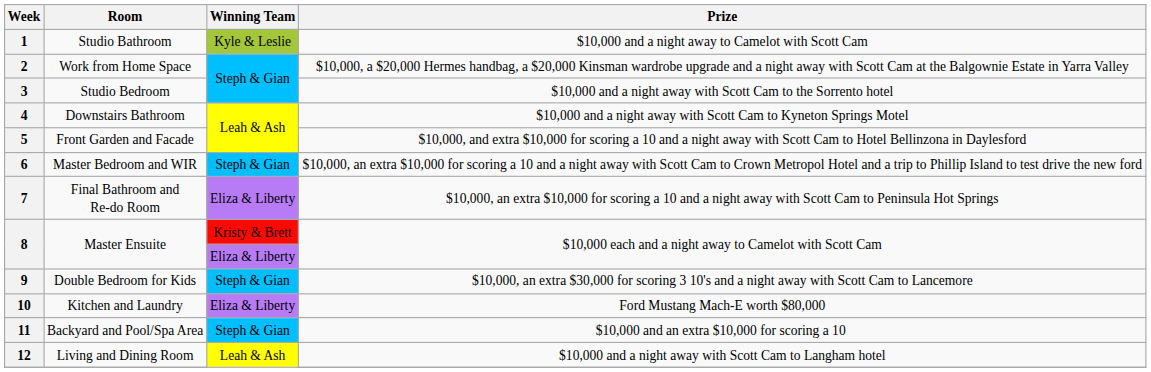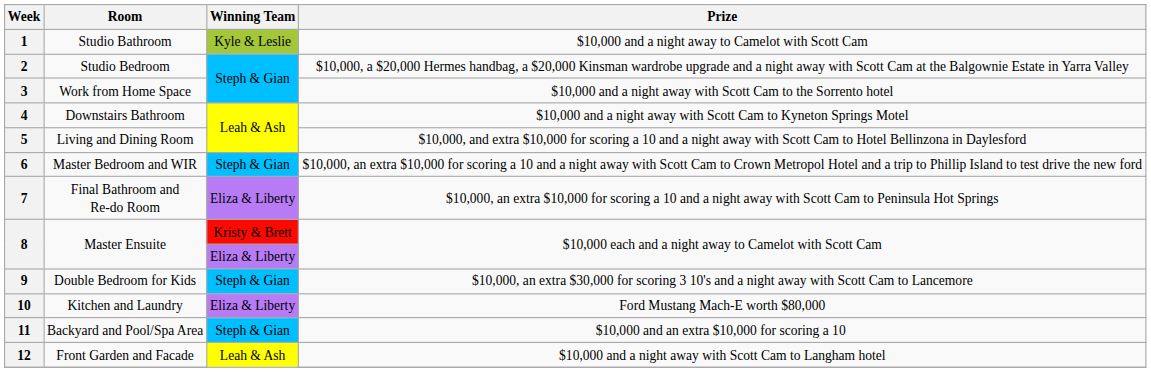(125, 66) Work from Home Space -> (125, 66) Studio Bedroom
(125, 91) Studio Bedroom -> (125, 91) Work from Home Space
(125, 140) Front Garden and Facade -> (125, 140) Living and Dining Room
(125, 355) Living and Dining Room -> (125, 355) Front Garden and Facade
